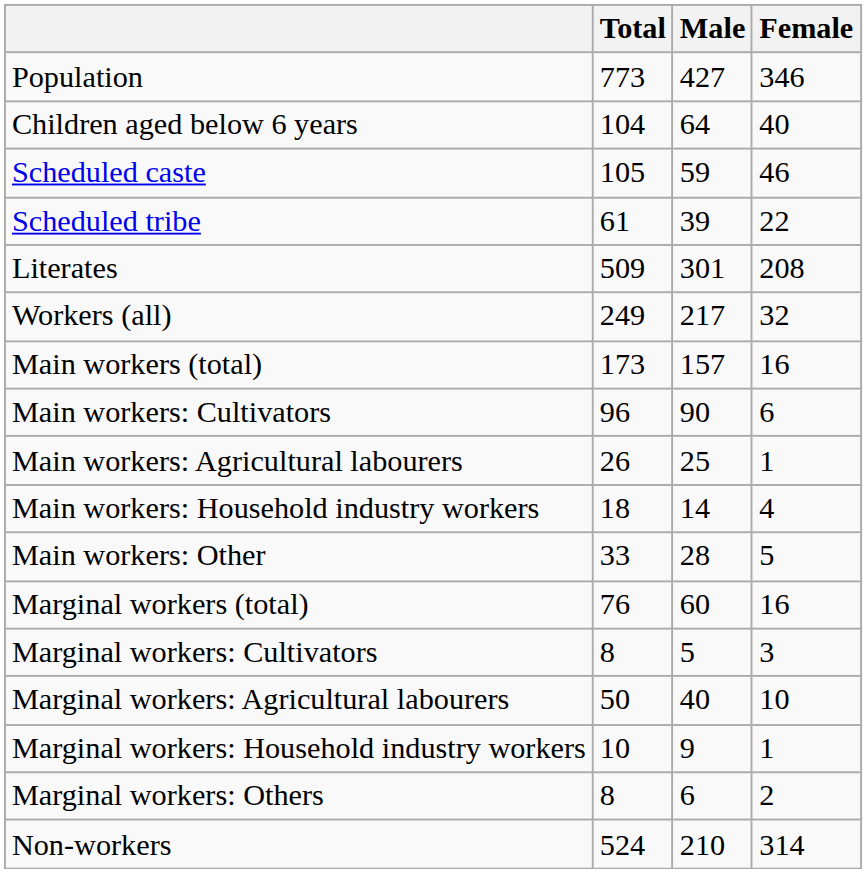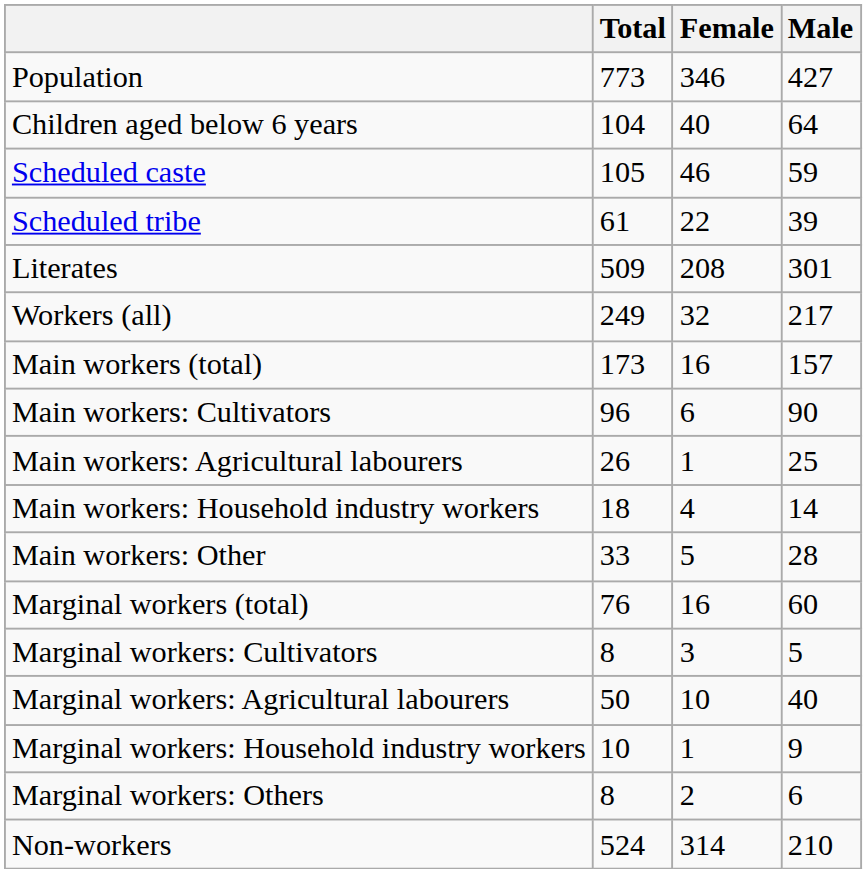columns swapped: (713, 28) <-> (806, 28)
